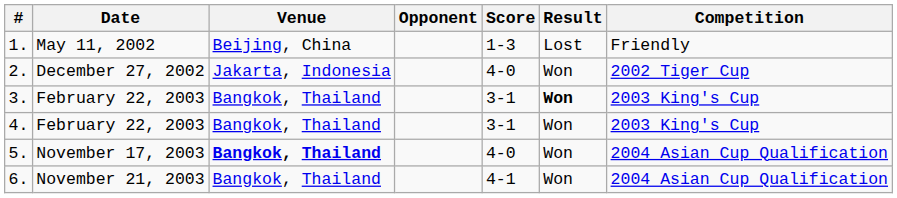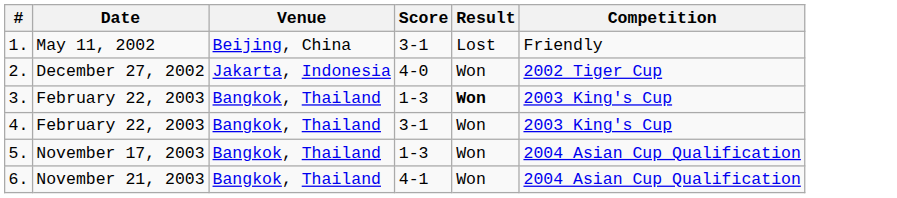- column: (438, 18)
(501, 45) 1-3 -> (414, 45) 3-1
(501, 99) 3-1 -> (414, 99) 1-3
(297, 153) bold -> (297, 153) normal
(501, 153) 4-0 -> (414, 153) 1-3
